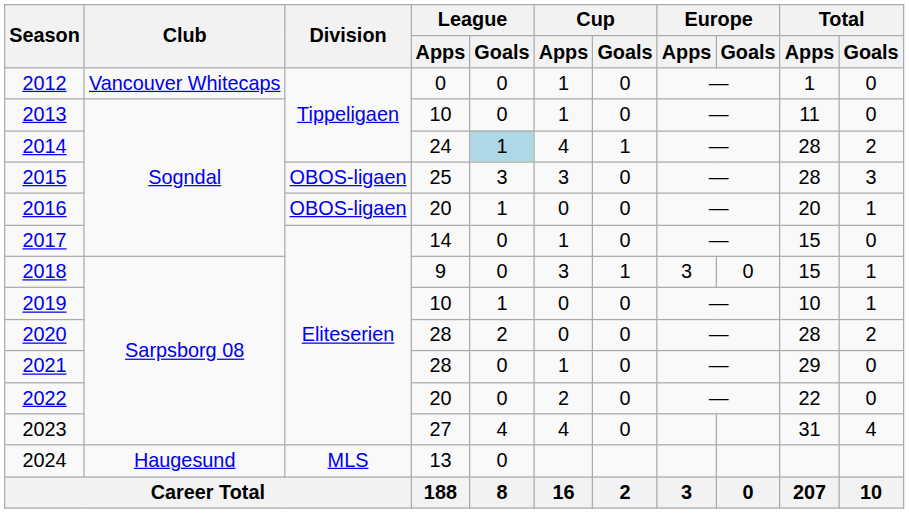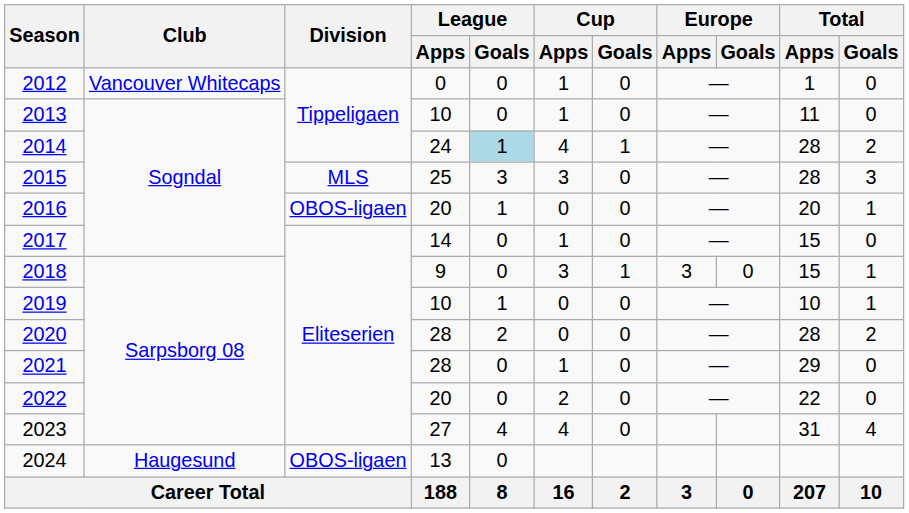(348, 177) OBOS-ligaen -> (348, 177) MLS
(348, 460) MLS -> (348, 460) OBOS-ligaen
